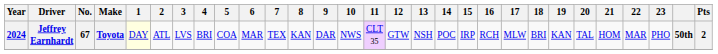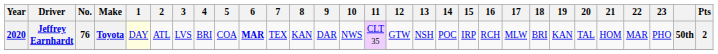(16, 35) 2024 -> (16, 35) 2020
(85, 35) 67 -> (85, 35) 76
(252, 35) normal -> (253, 35) bold
